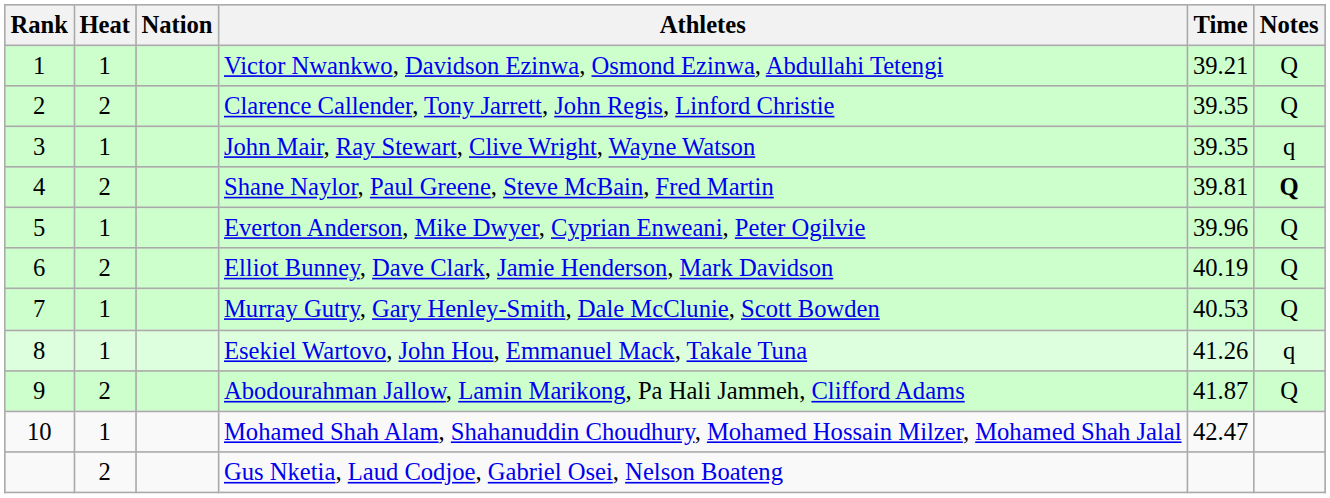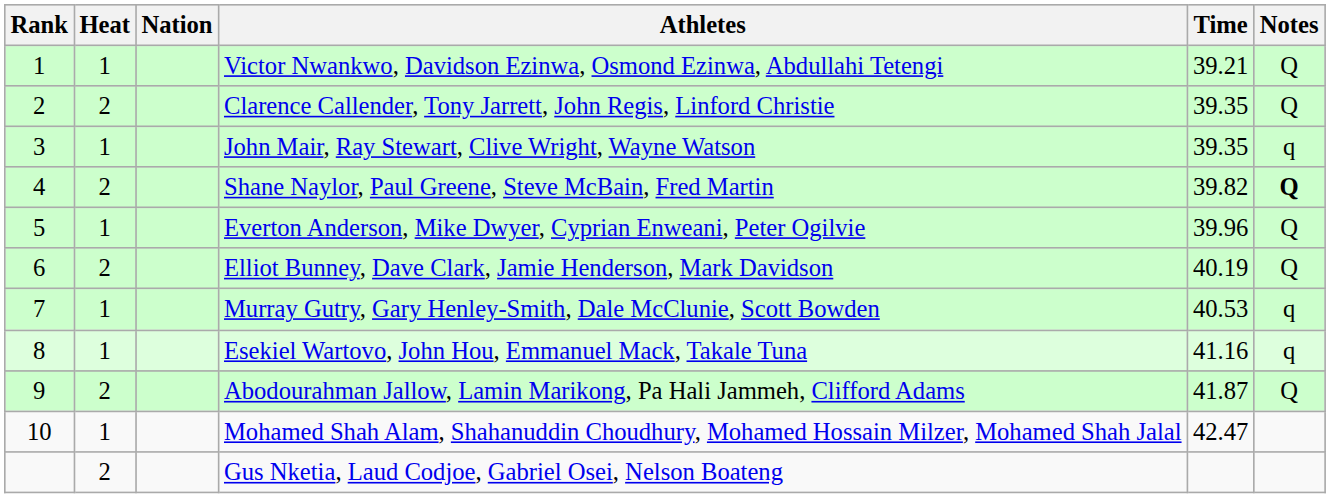(1221, 187) 39.81 -> (1221, 187) 39.82
(1289, 309) Q -> (1289, 309) q
(1221, 349) 41.26 -> (1221, 349) 41.16
